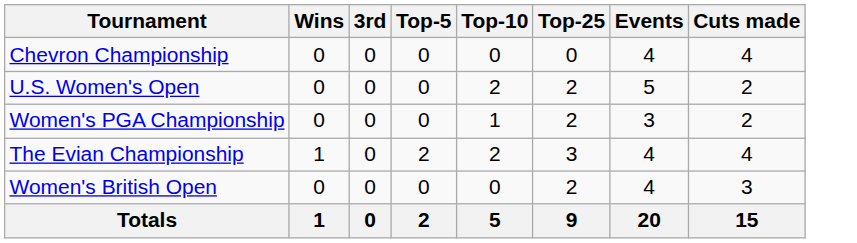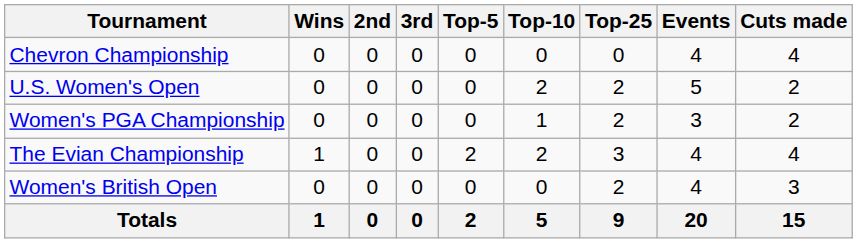+ column: (372, 21)
